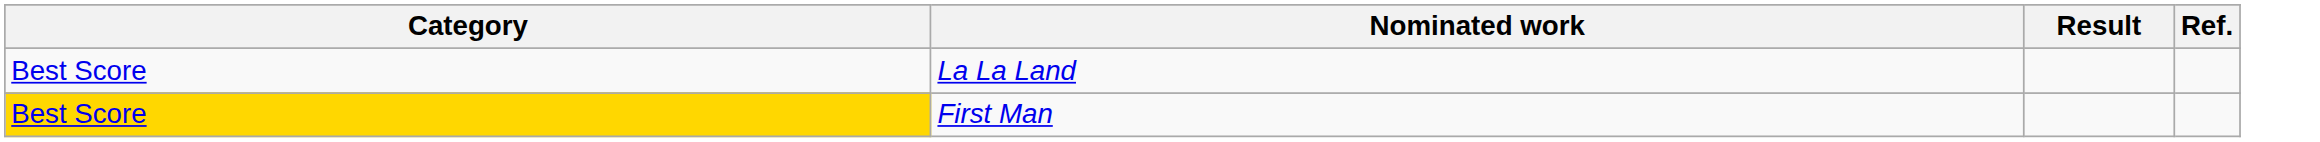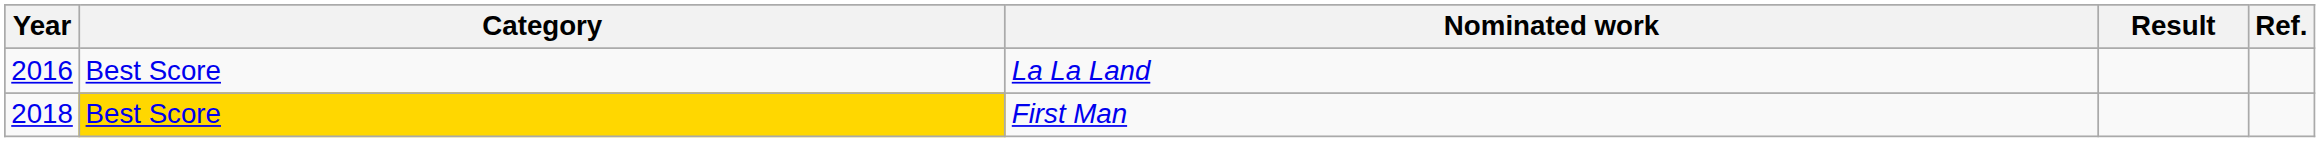+ column: (42, 26)
